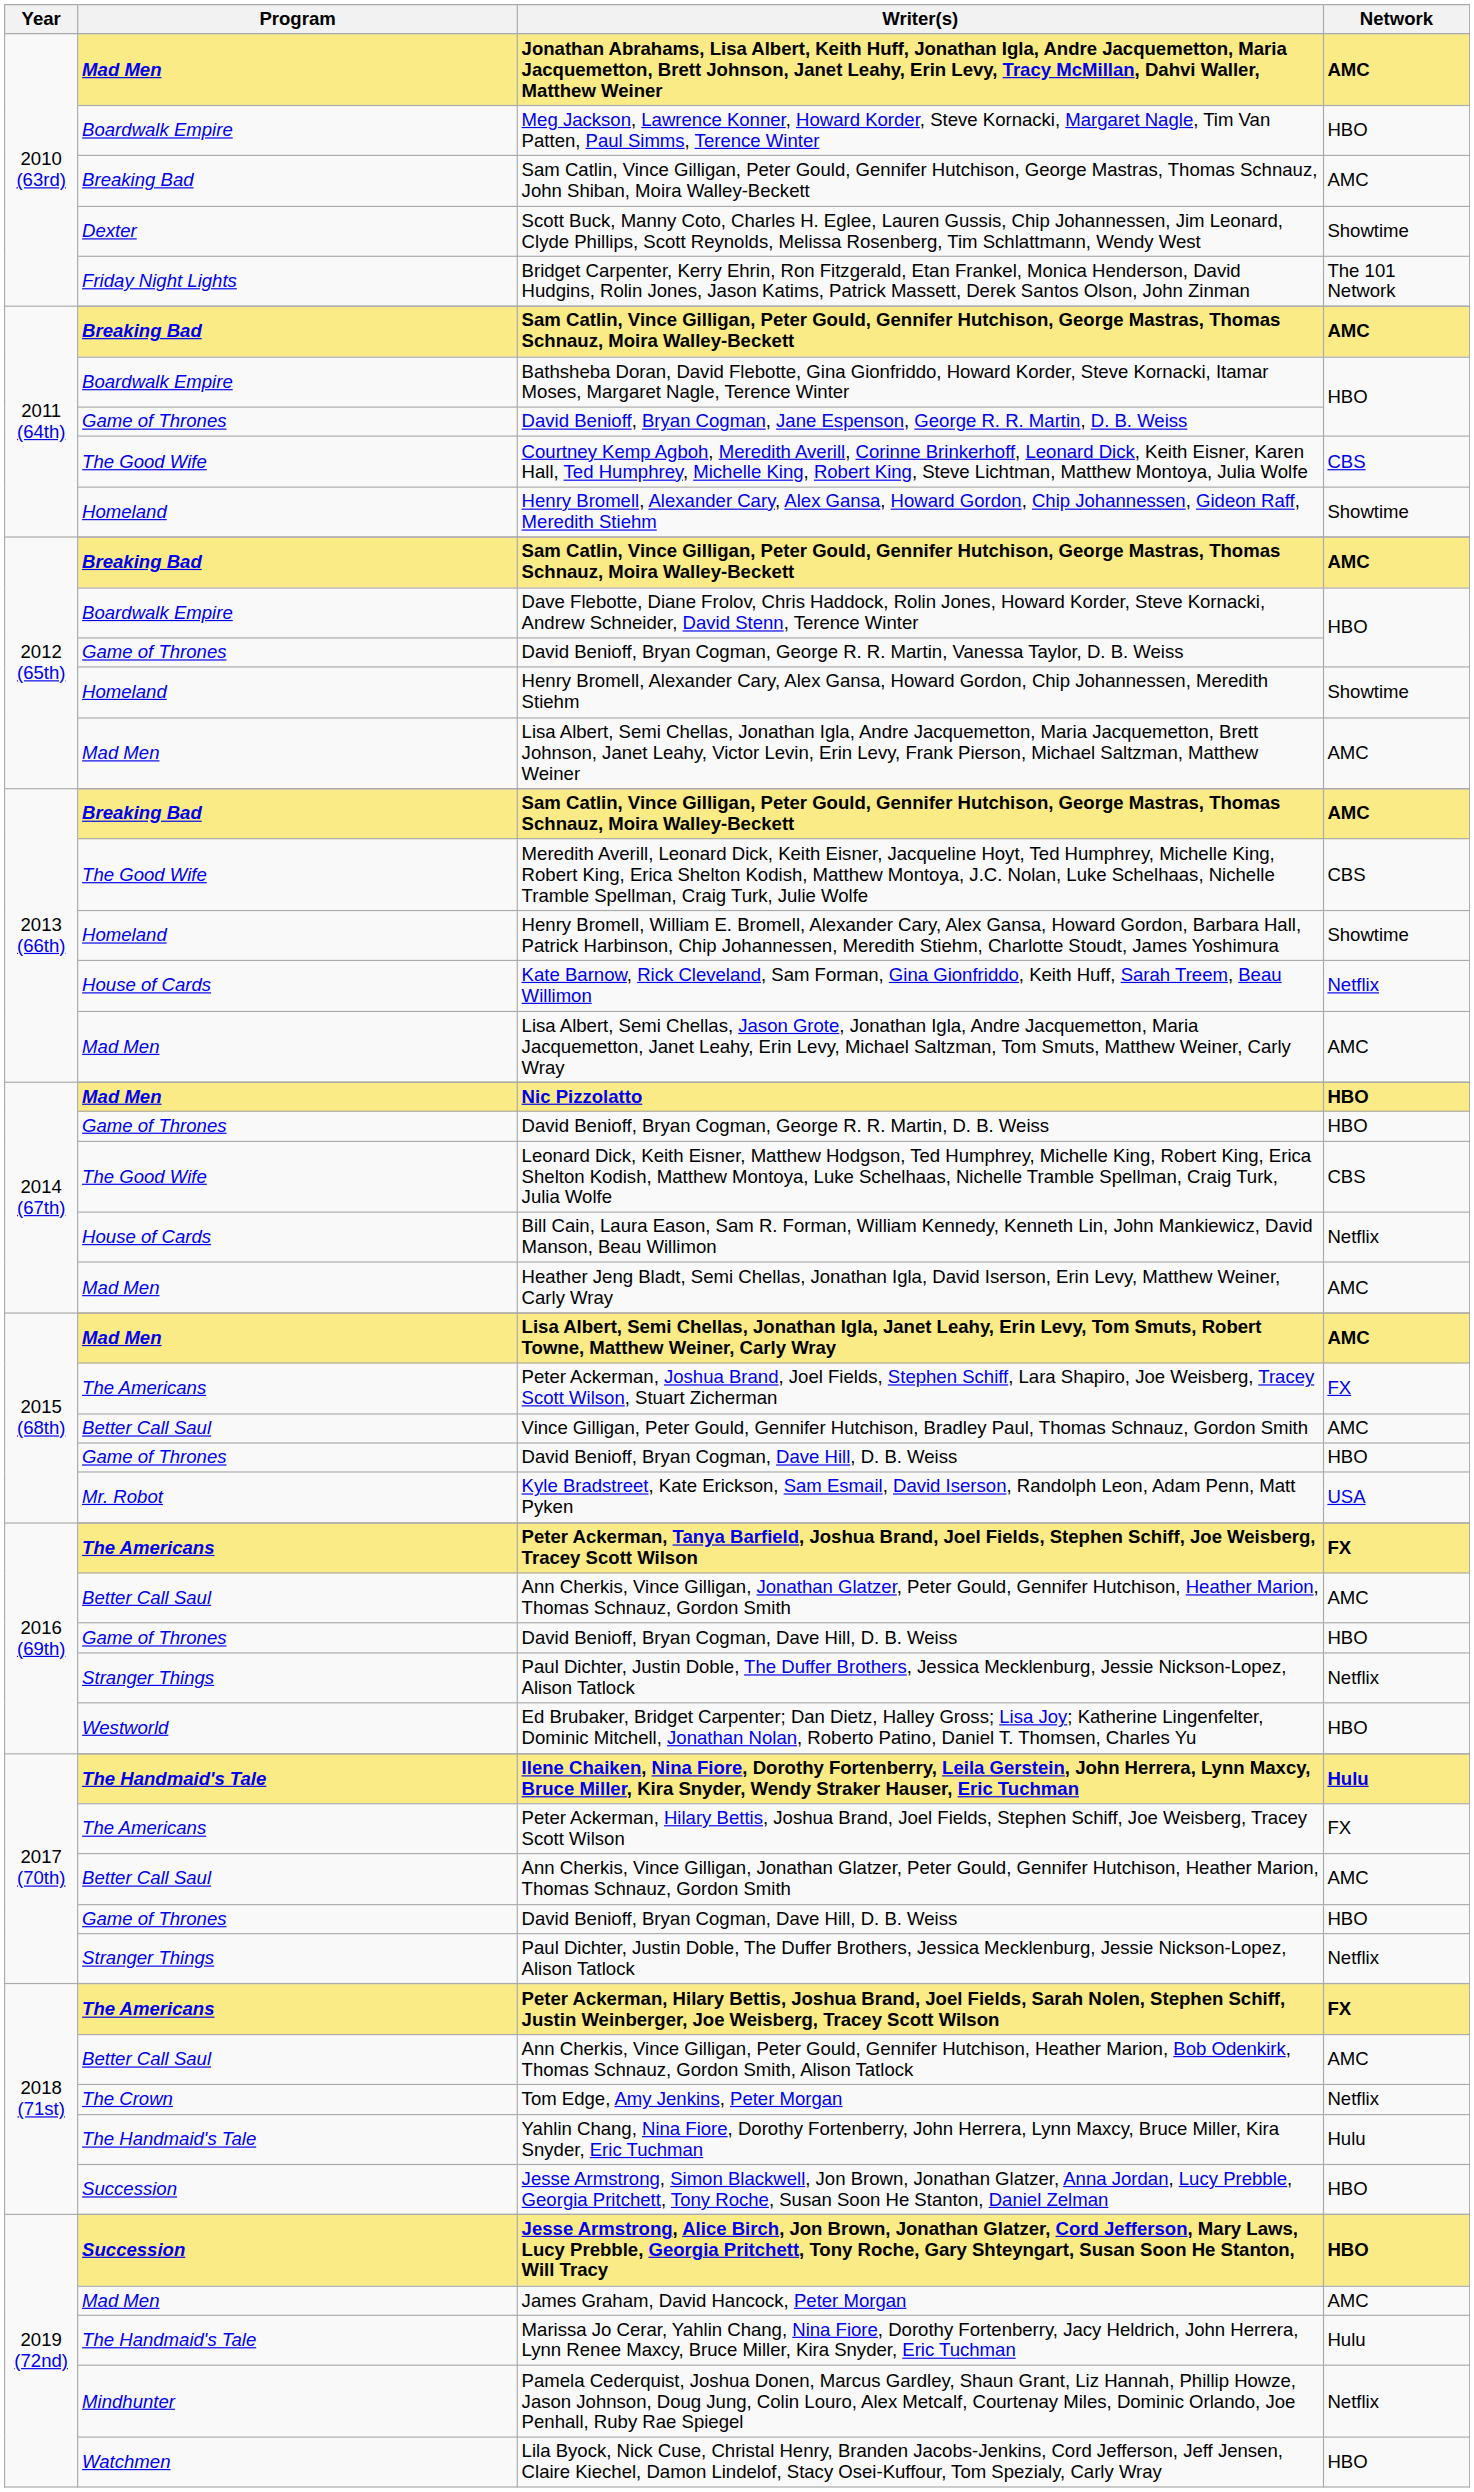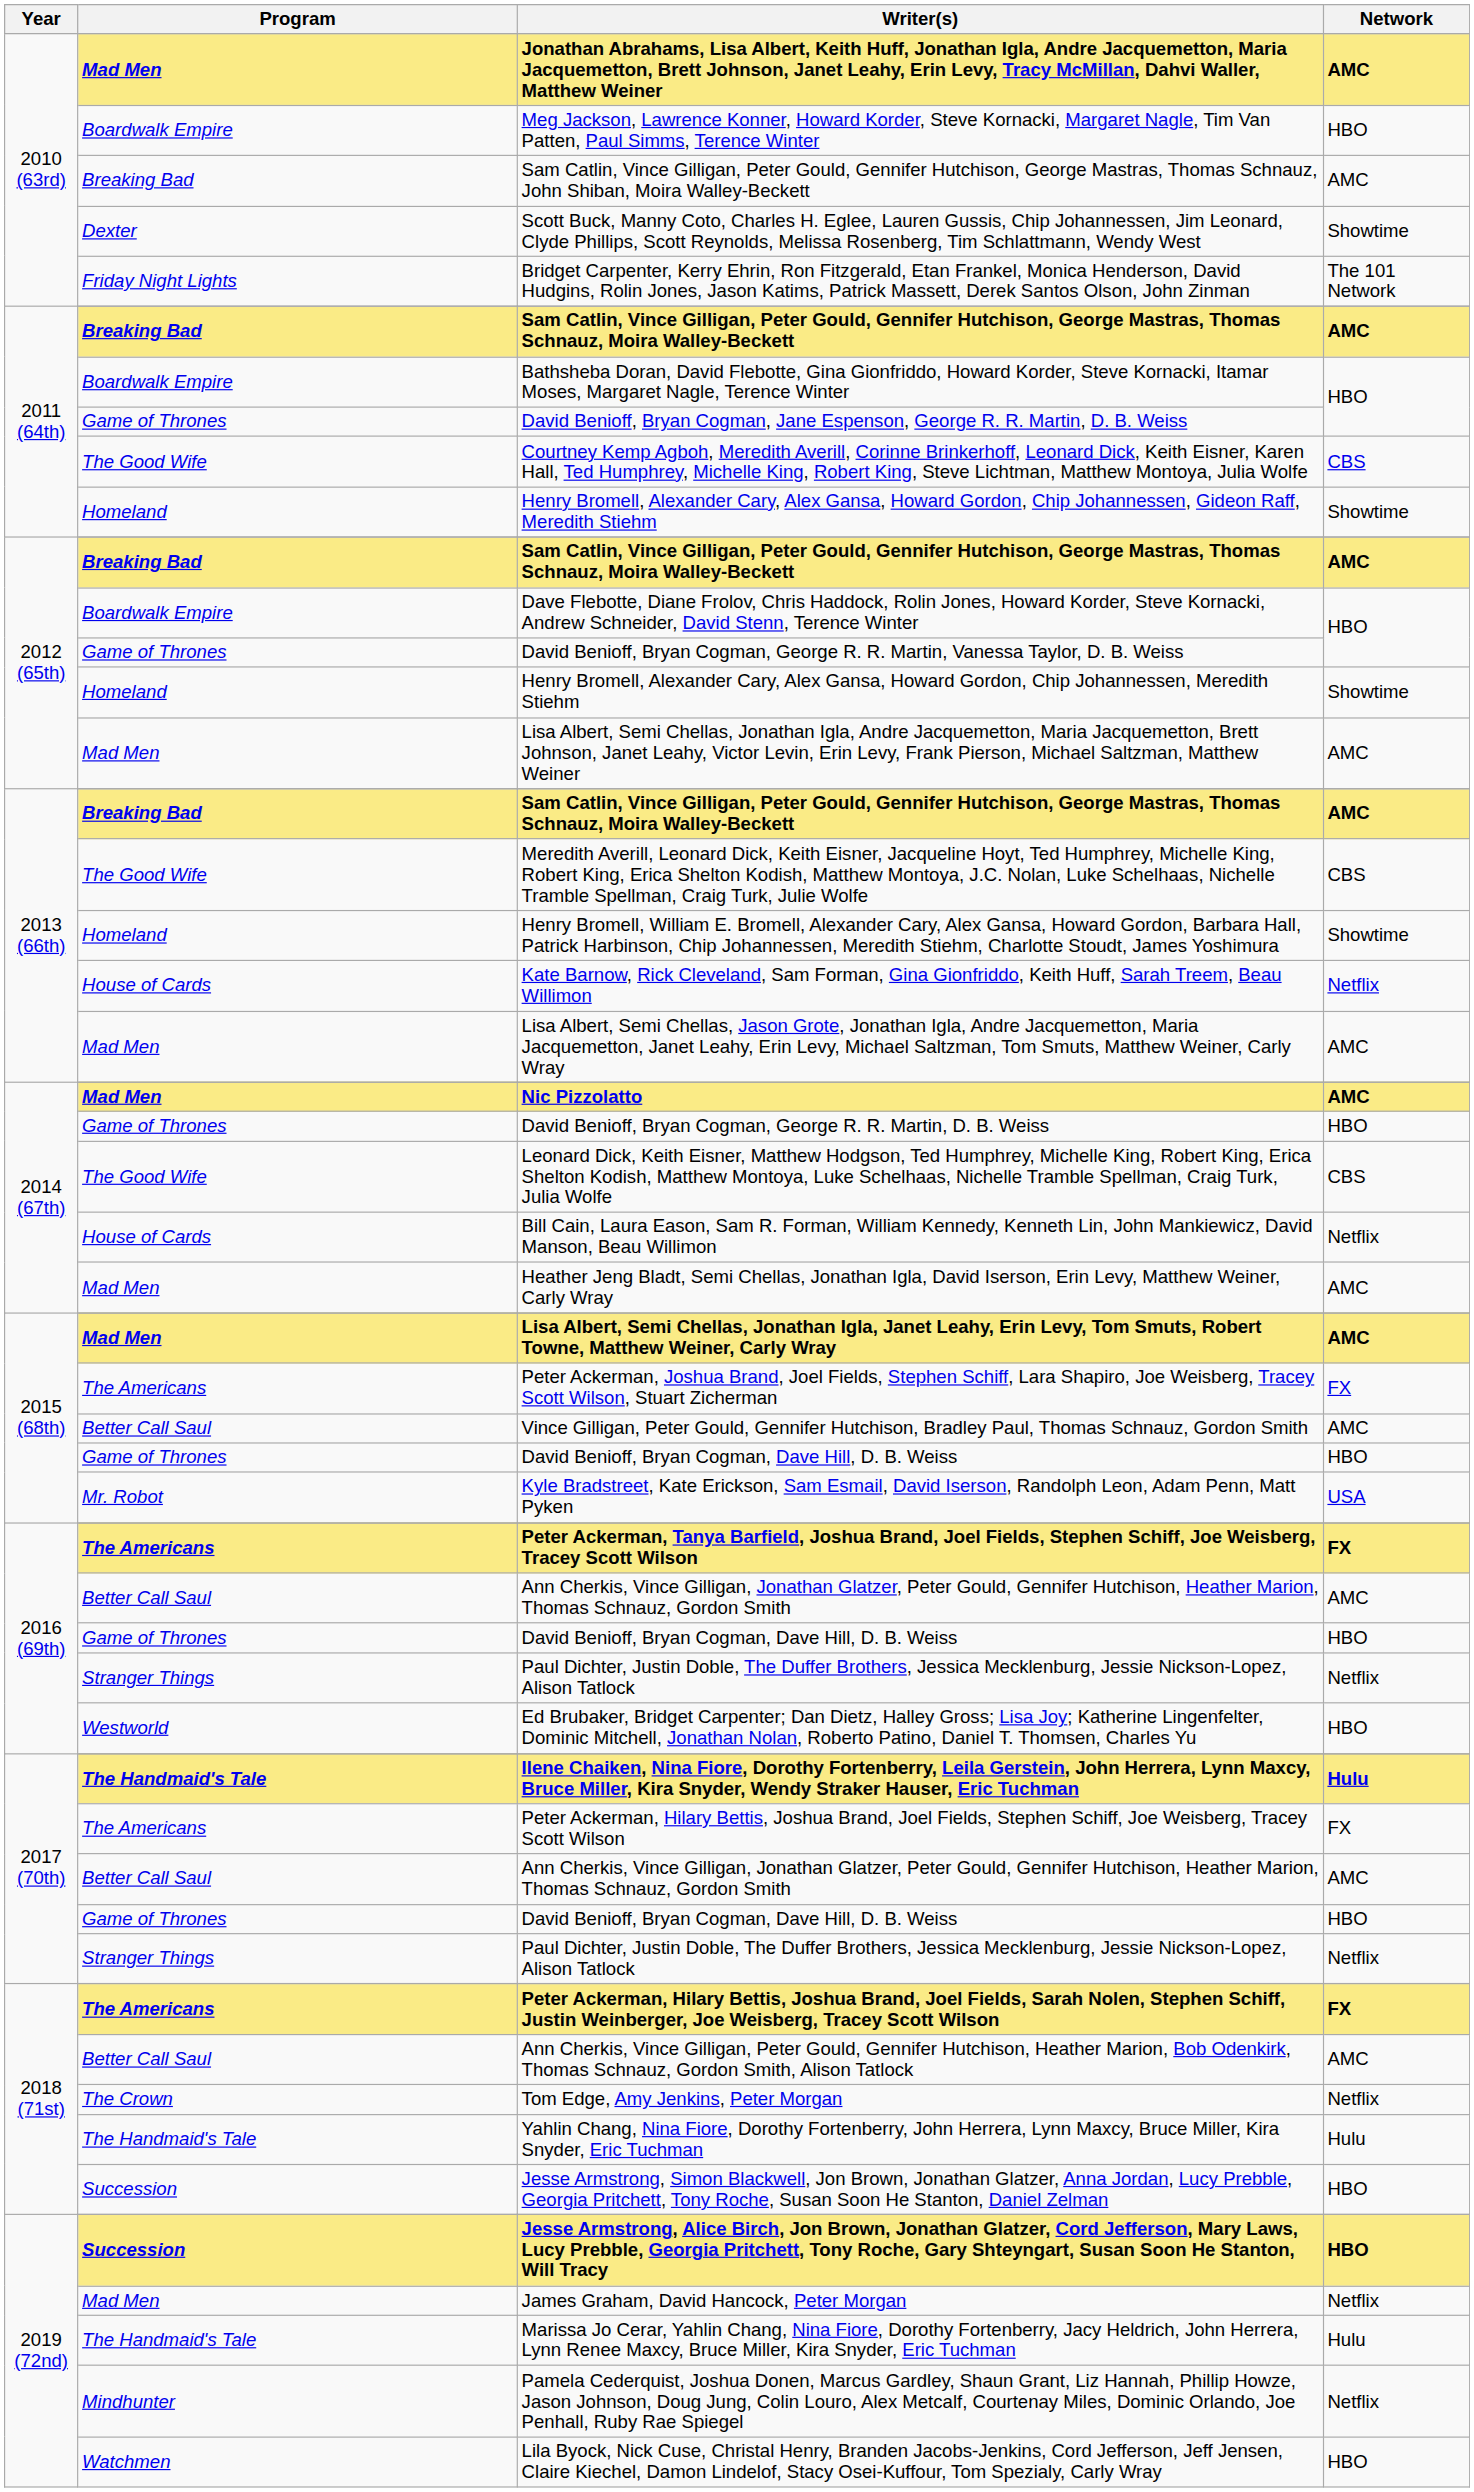(1348, 1096) HBO -> (1349, 1096) AMC
(1348, 2300) AMC -> (1353, 2300) Netflix
